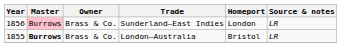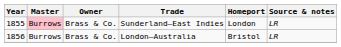(16, 23) 1856 -> (16, 23) 1855
(16, 36) 1855 -> (16, 36) 1856
(45, 36) bold -> (45, 36) normal
